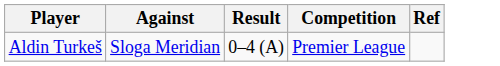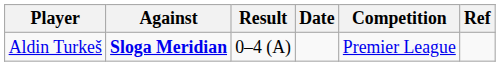+ column: (317, 18)
(165, 46) normal -> (169, 46) bold
